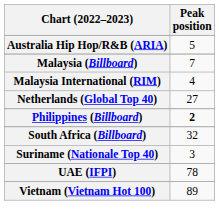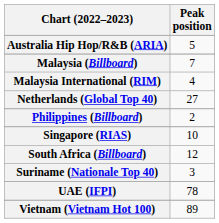(192, 117) bold -> (192, 117) normal
+ row: (87, 136)
(192, 136) 32 -> (192, 154) 12
